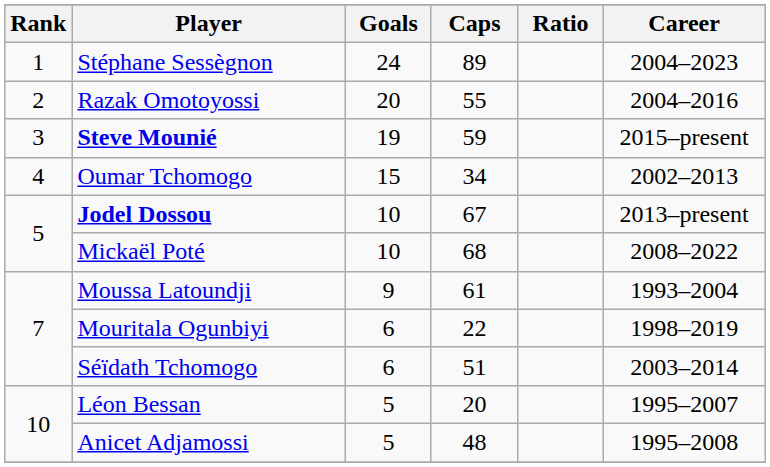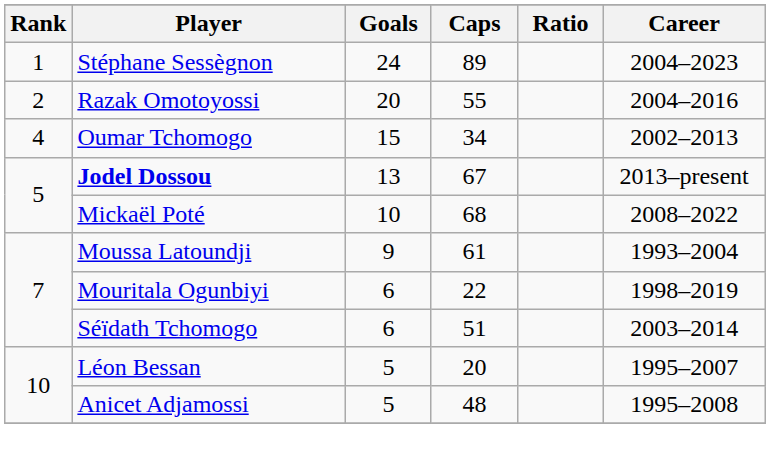- row: (147, 137)
(388, 213) 10 -> (388, 175) 13
